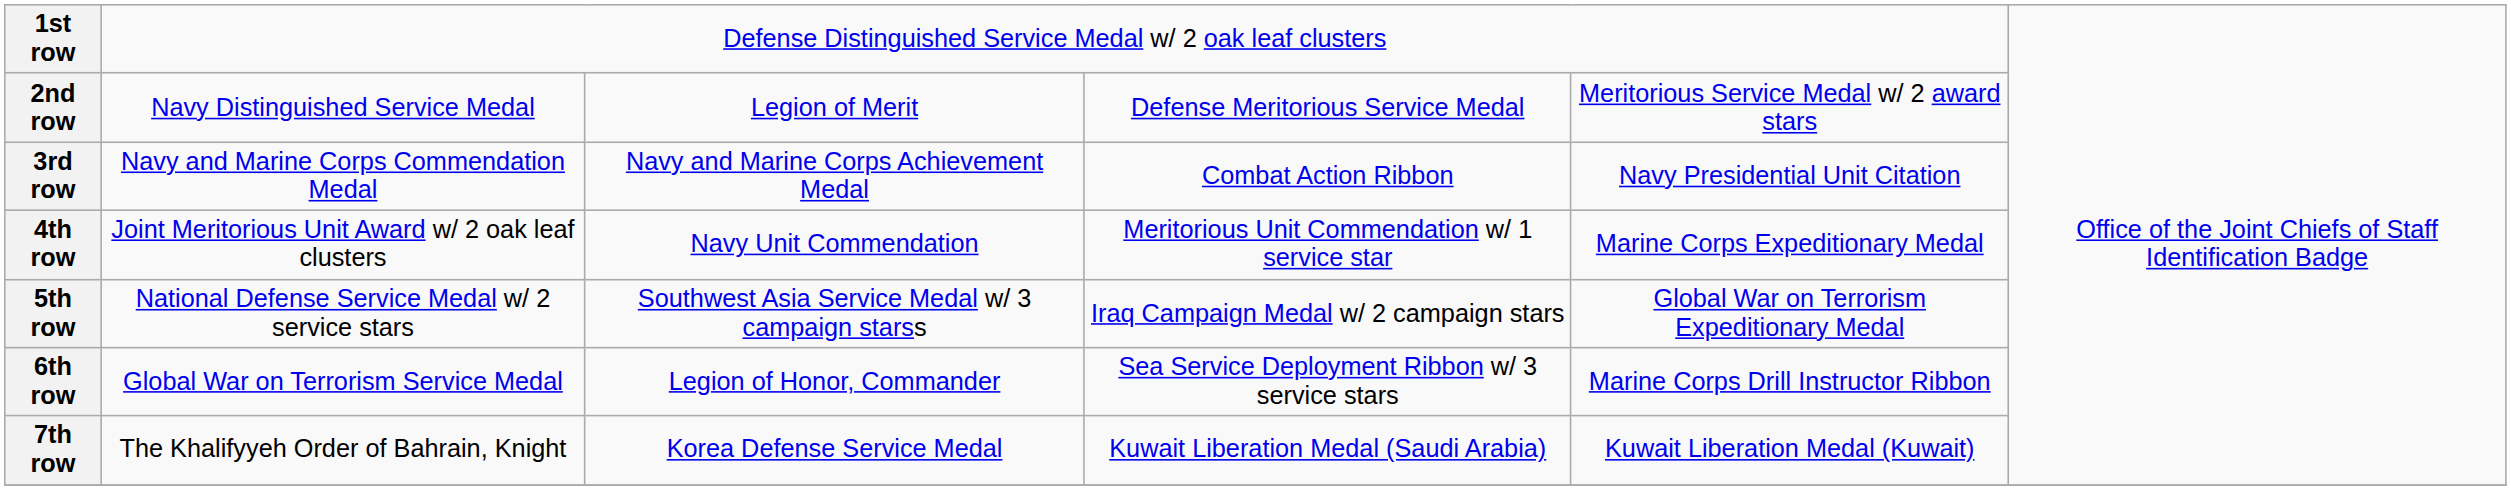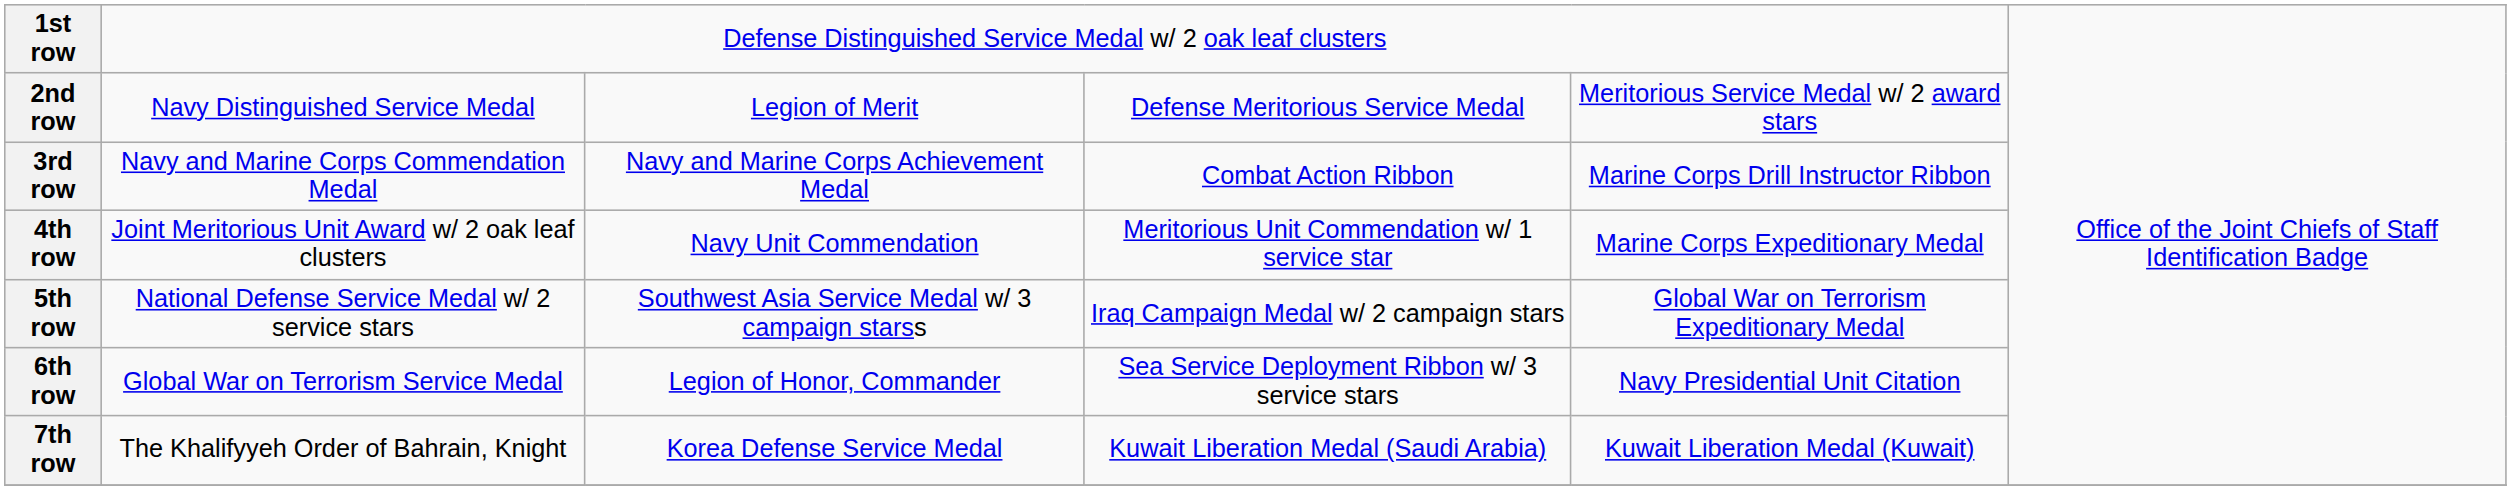(1790, 175) Navy Presidential Unit Citation -> (1790, 175) Marine Corps Drill Instructor Ribbon
(1790, 381) Marine Corps Drill Instructor Ribbon -> (1790, 381) Navy Presidential Unit Citation
